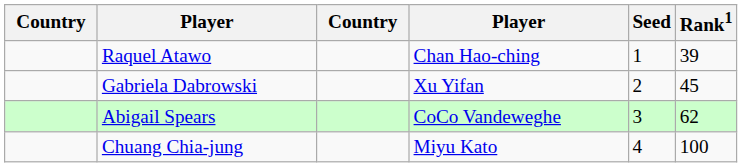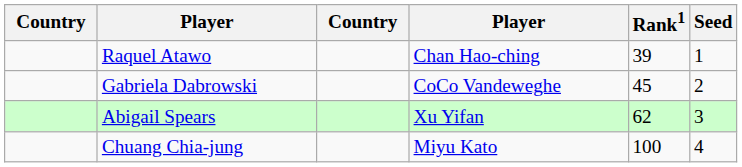columns swapped: (706, 22) <-> (652, 22)
(449, 85) Xu Yifan -> (487, 85) CoCo Vandeweghe
(487, 116) CoCo Vandeweghe -> (449, 116) Xu Yifan
